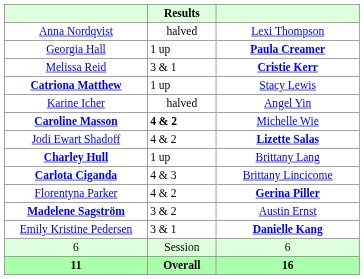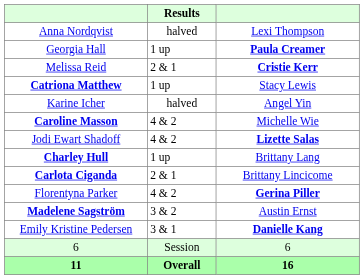(163, 67) 3 & 1 -> (163, 67) 2 & 1
(164, 121) bold -> (163, 121) normal
(163, 175) 4 & 3 -> (163, 175) 2 & 1
